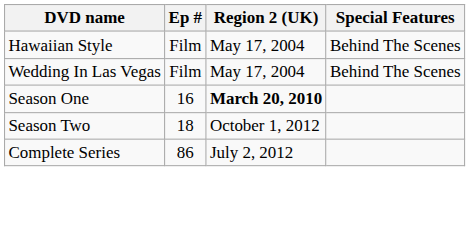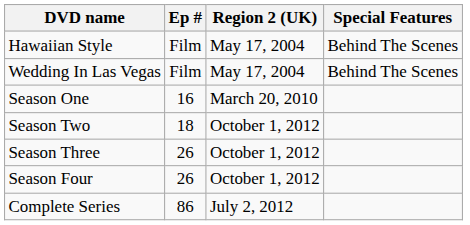(266, 98) bold -> (264, 98) normal
+ row: (54, 152)
+ row: (51, 179)
